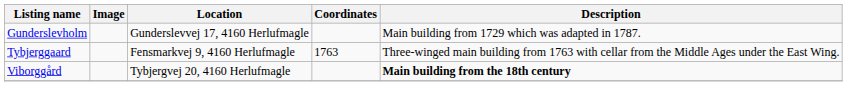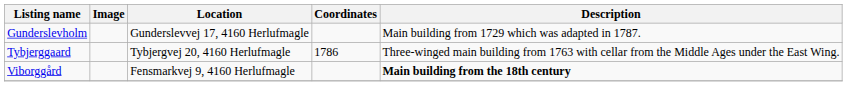(212, 52) Fensmarkvej 9, 4160 Herlufmagle -> (210, 52) Tybjergvej 20, 4160 Herlufmagle
(326, 52) 1763 -> (326, 52) 1786
(210, 71) Tybjergvej 20, 4160 Herlufmagle -> (212, 71) Fensmarkvej 9, 4160 Herlufmagle
